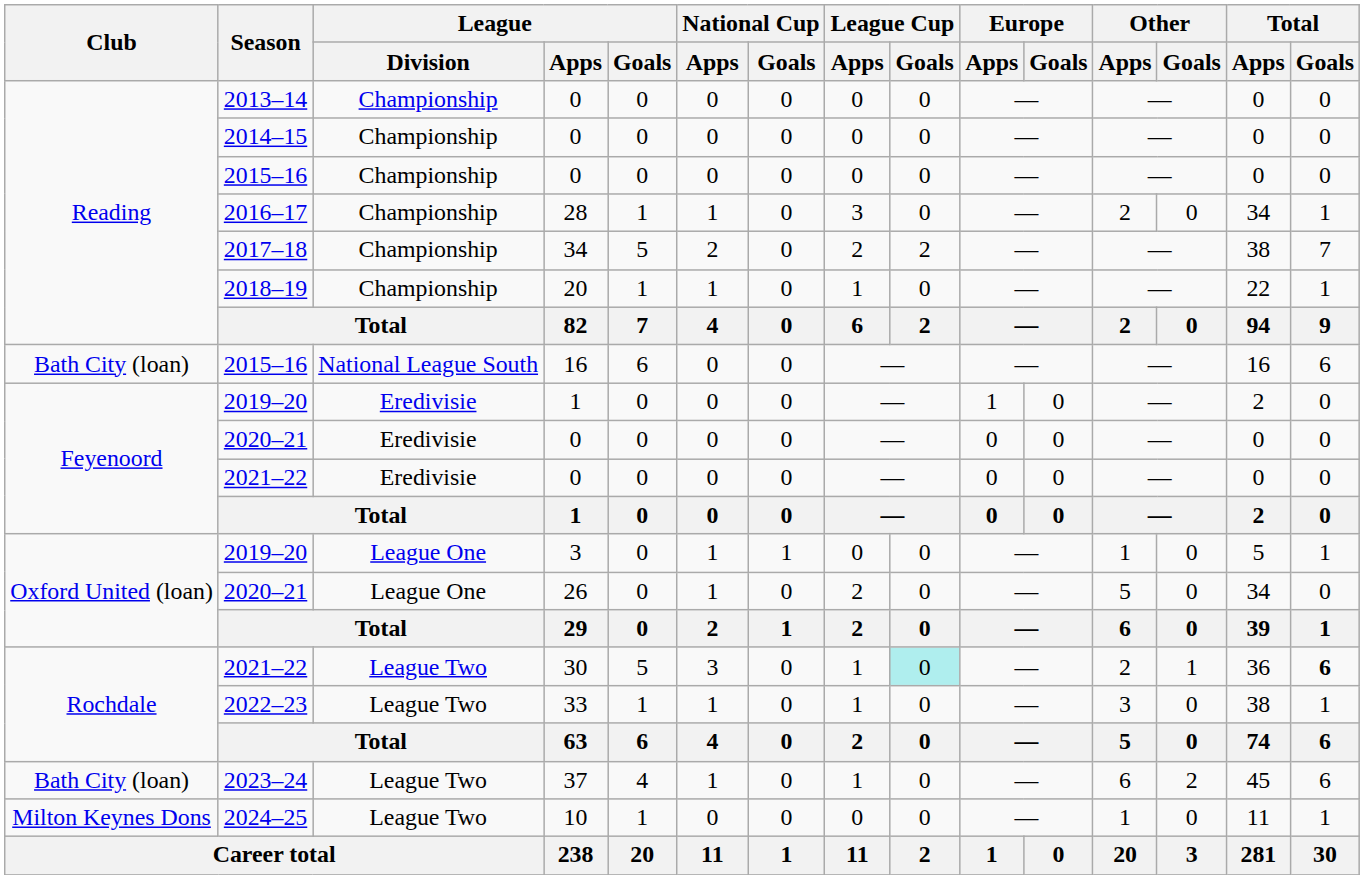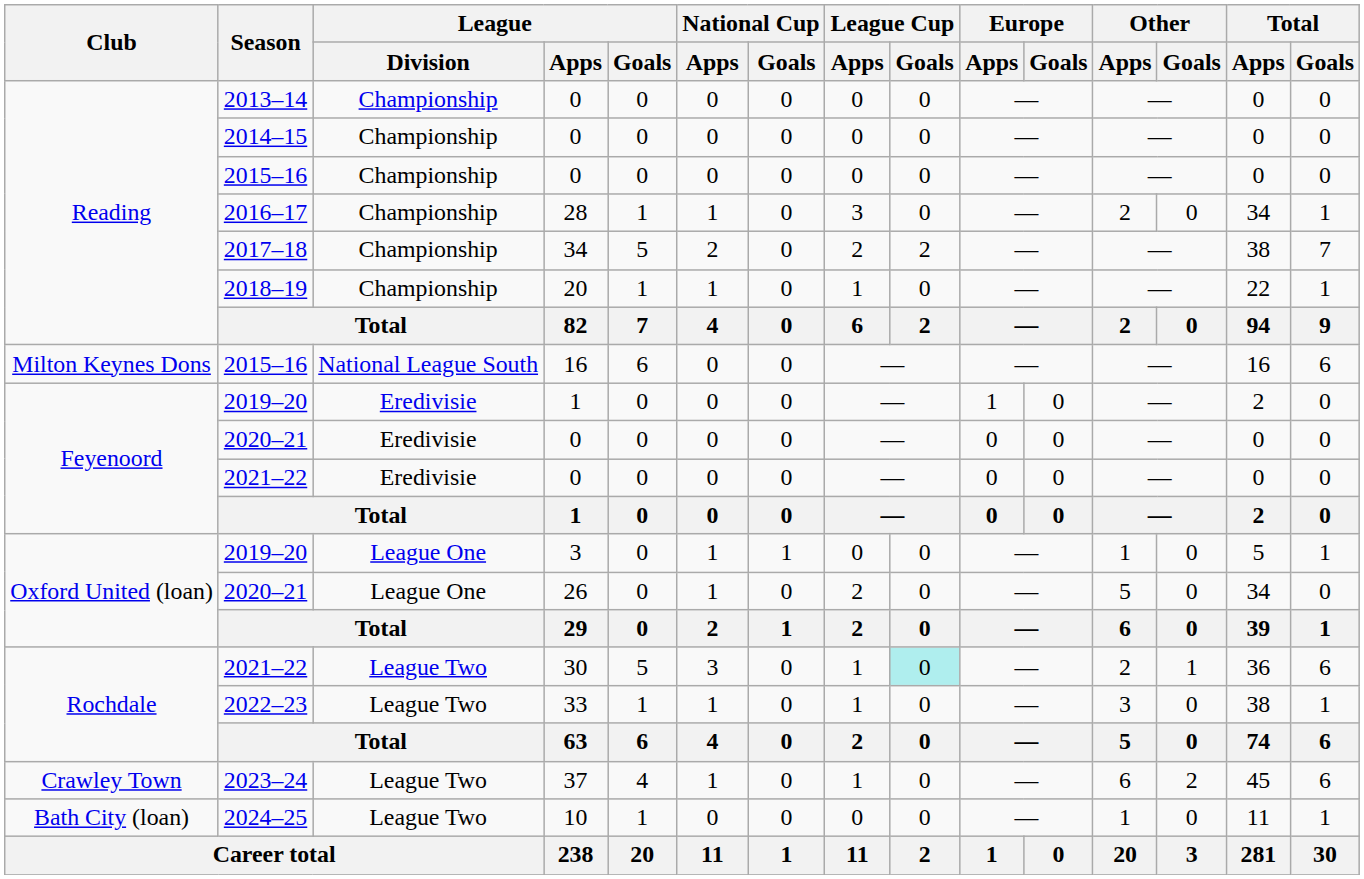(112, 363) Bath City (loan) -> (112, 363) Milton Keynes Dons
(1325, 666) bold -> (1325, 666) normal
(112, 779) Bath City (loan) -> (112, 779) Crawley Town
(112, 817) Milton Keynes Dons -> (112, 817) Bath City (loan)
